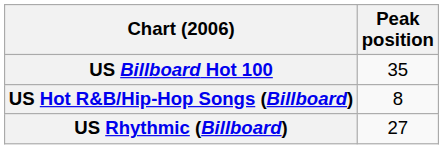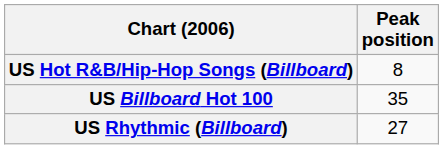rows swapped: (181, 69) <-> (181, 98)
